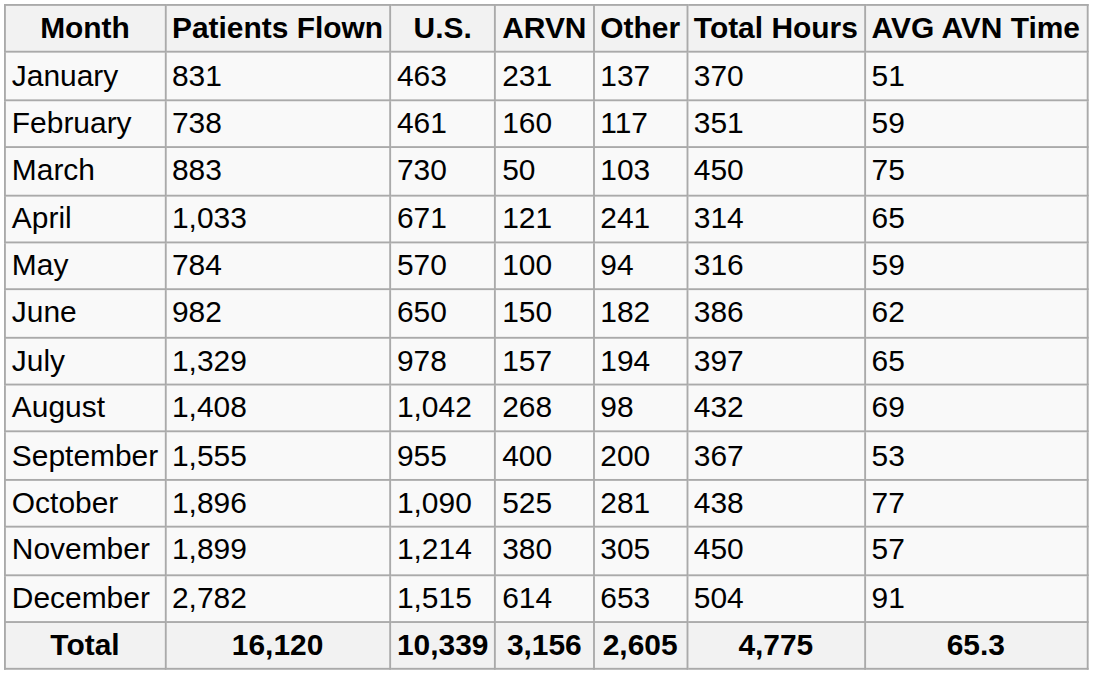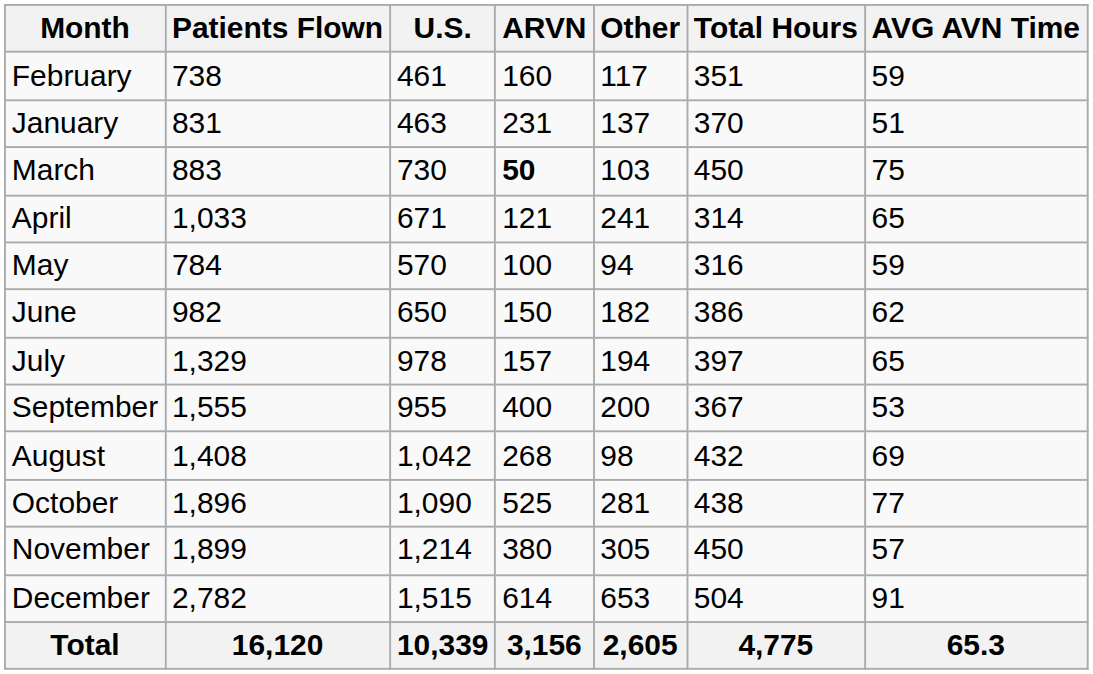rows swapped: (65, 75) <-> (72, 123)
(519, 170) normal -> (519, 170) bold
rows swapped: (58, 407) <-> (85, 455)
